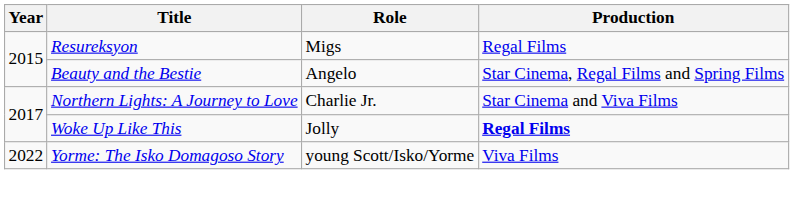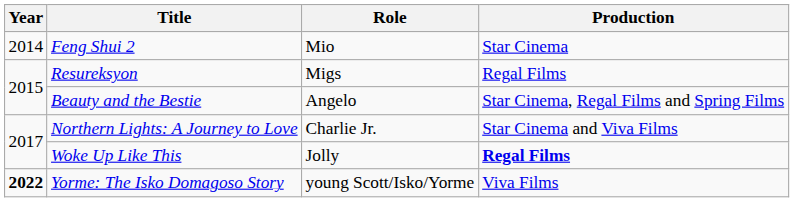+ row: (93, 45)
(26, 155) normal -> (26, 182) bold
